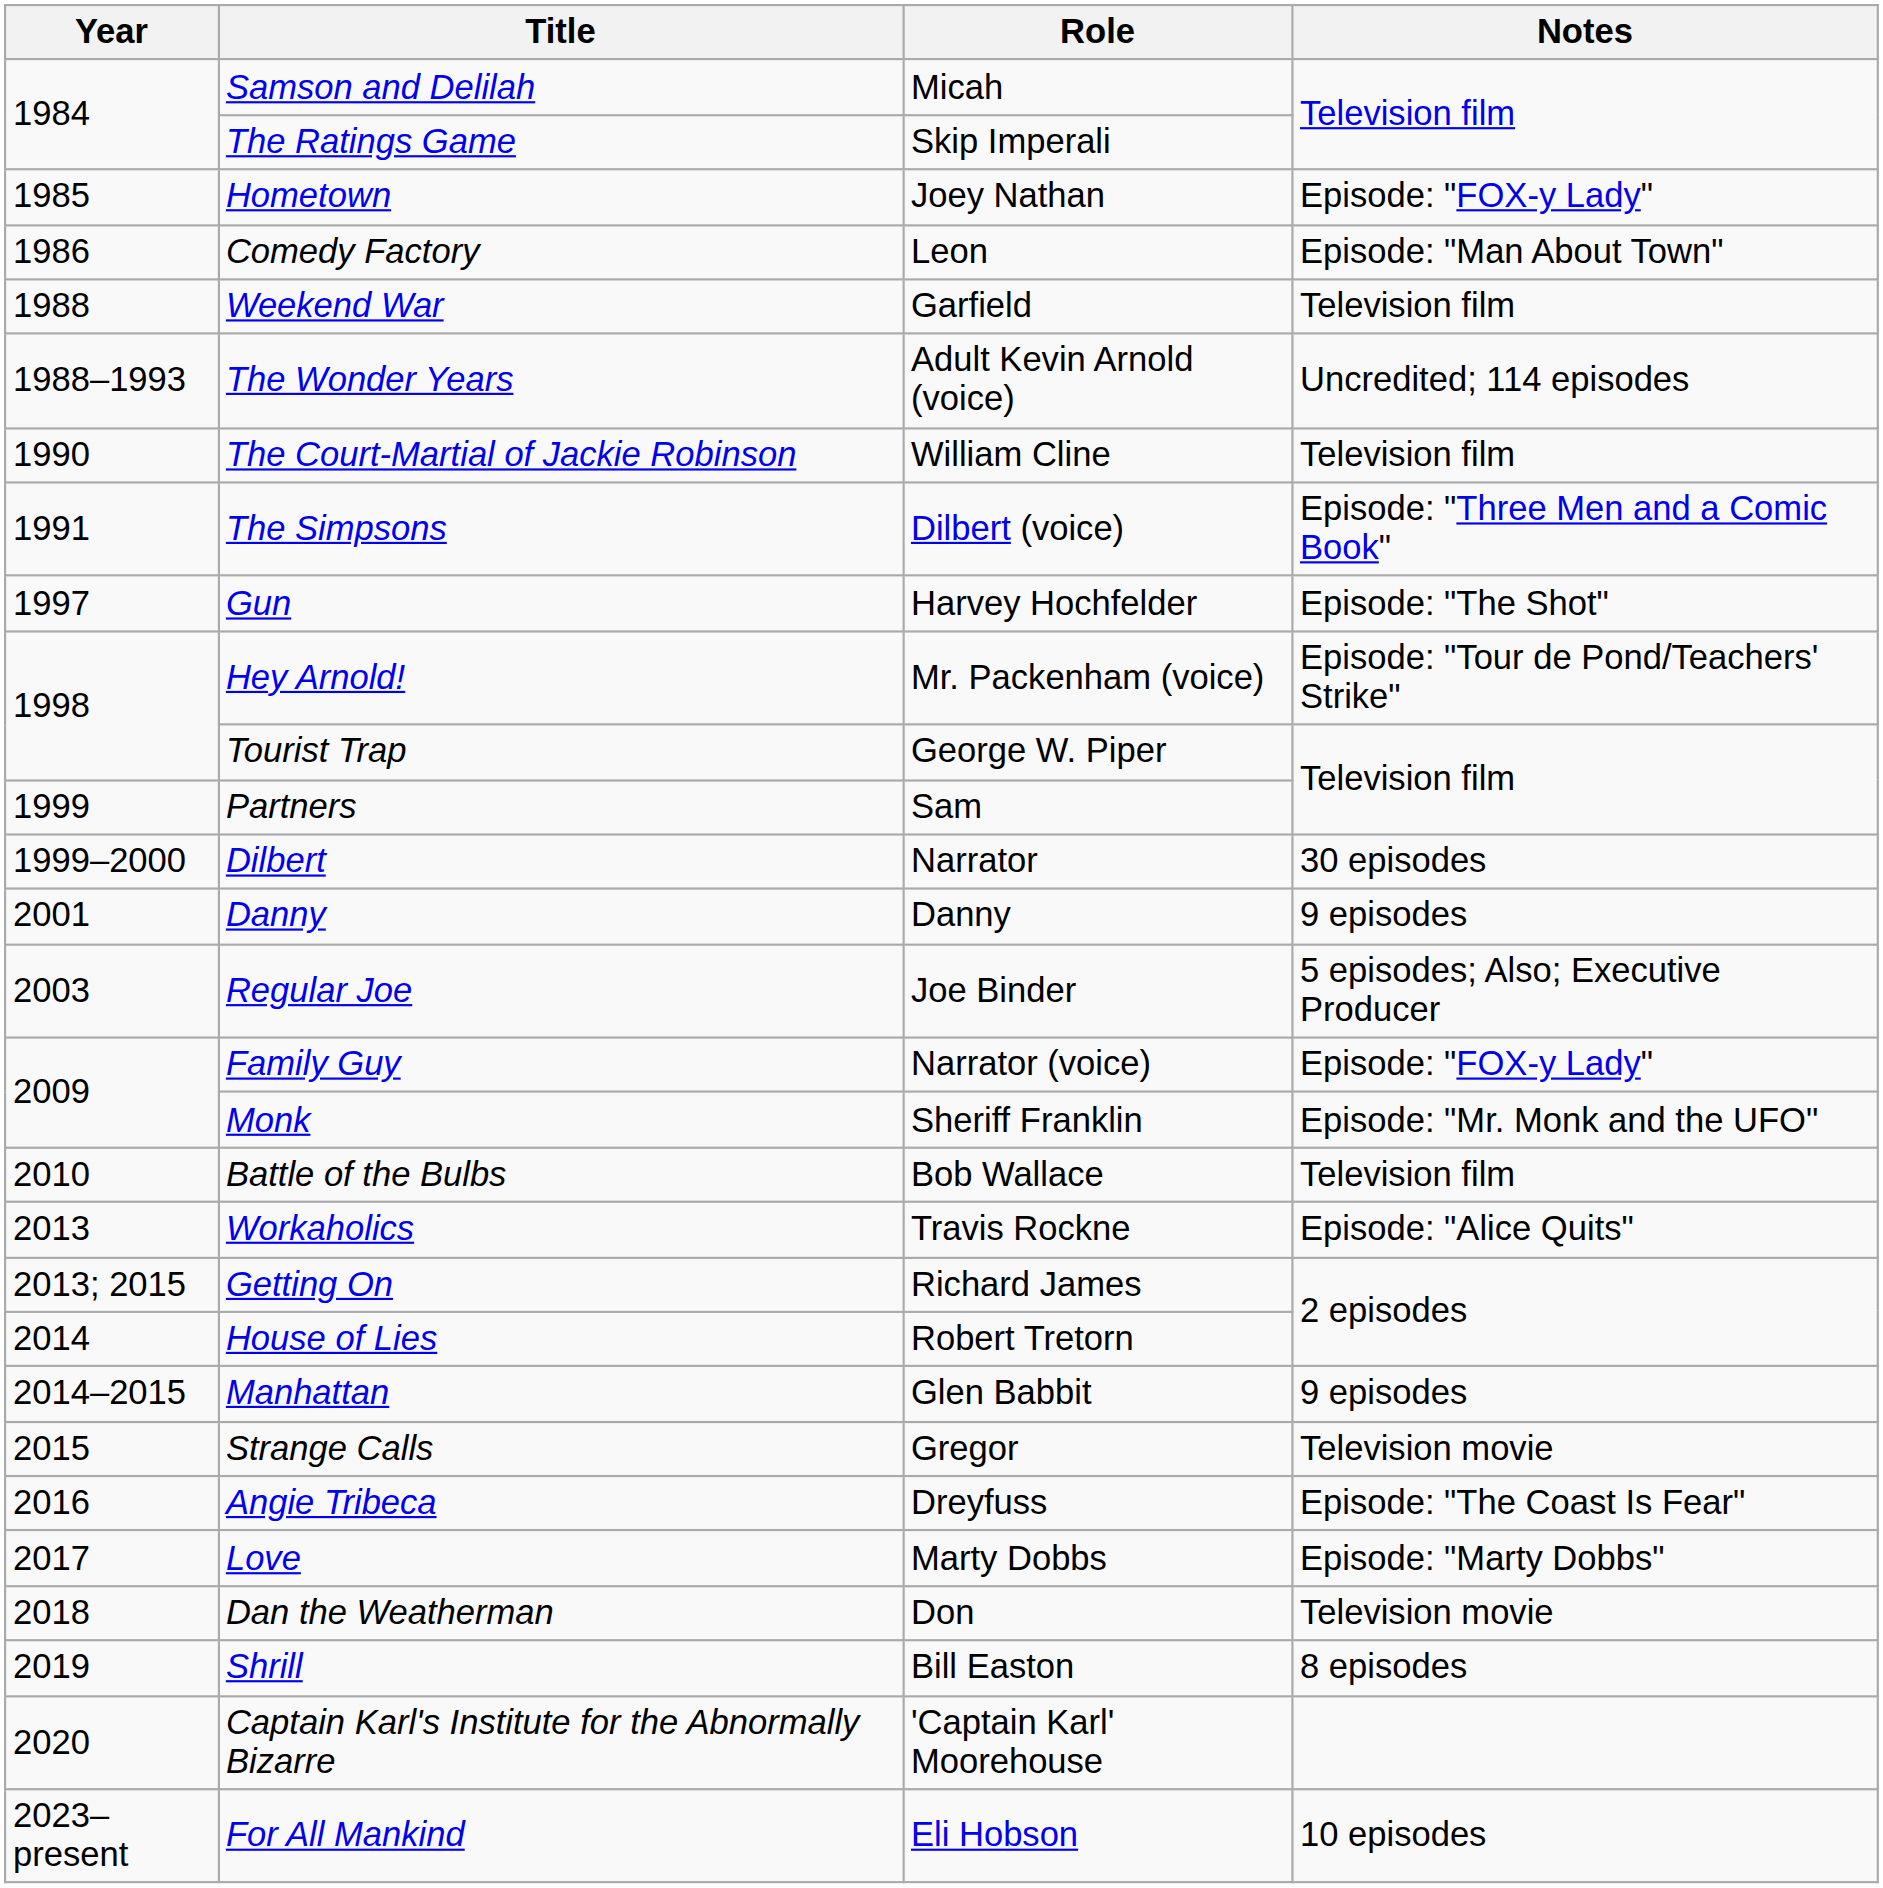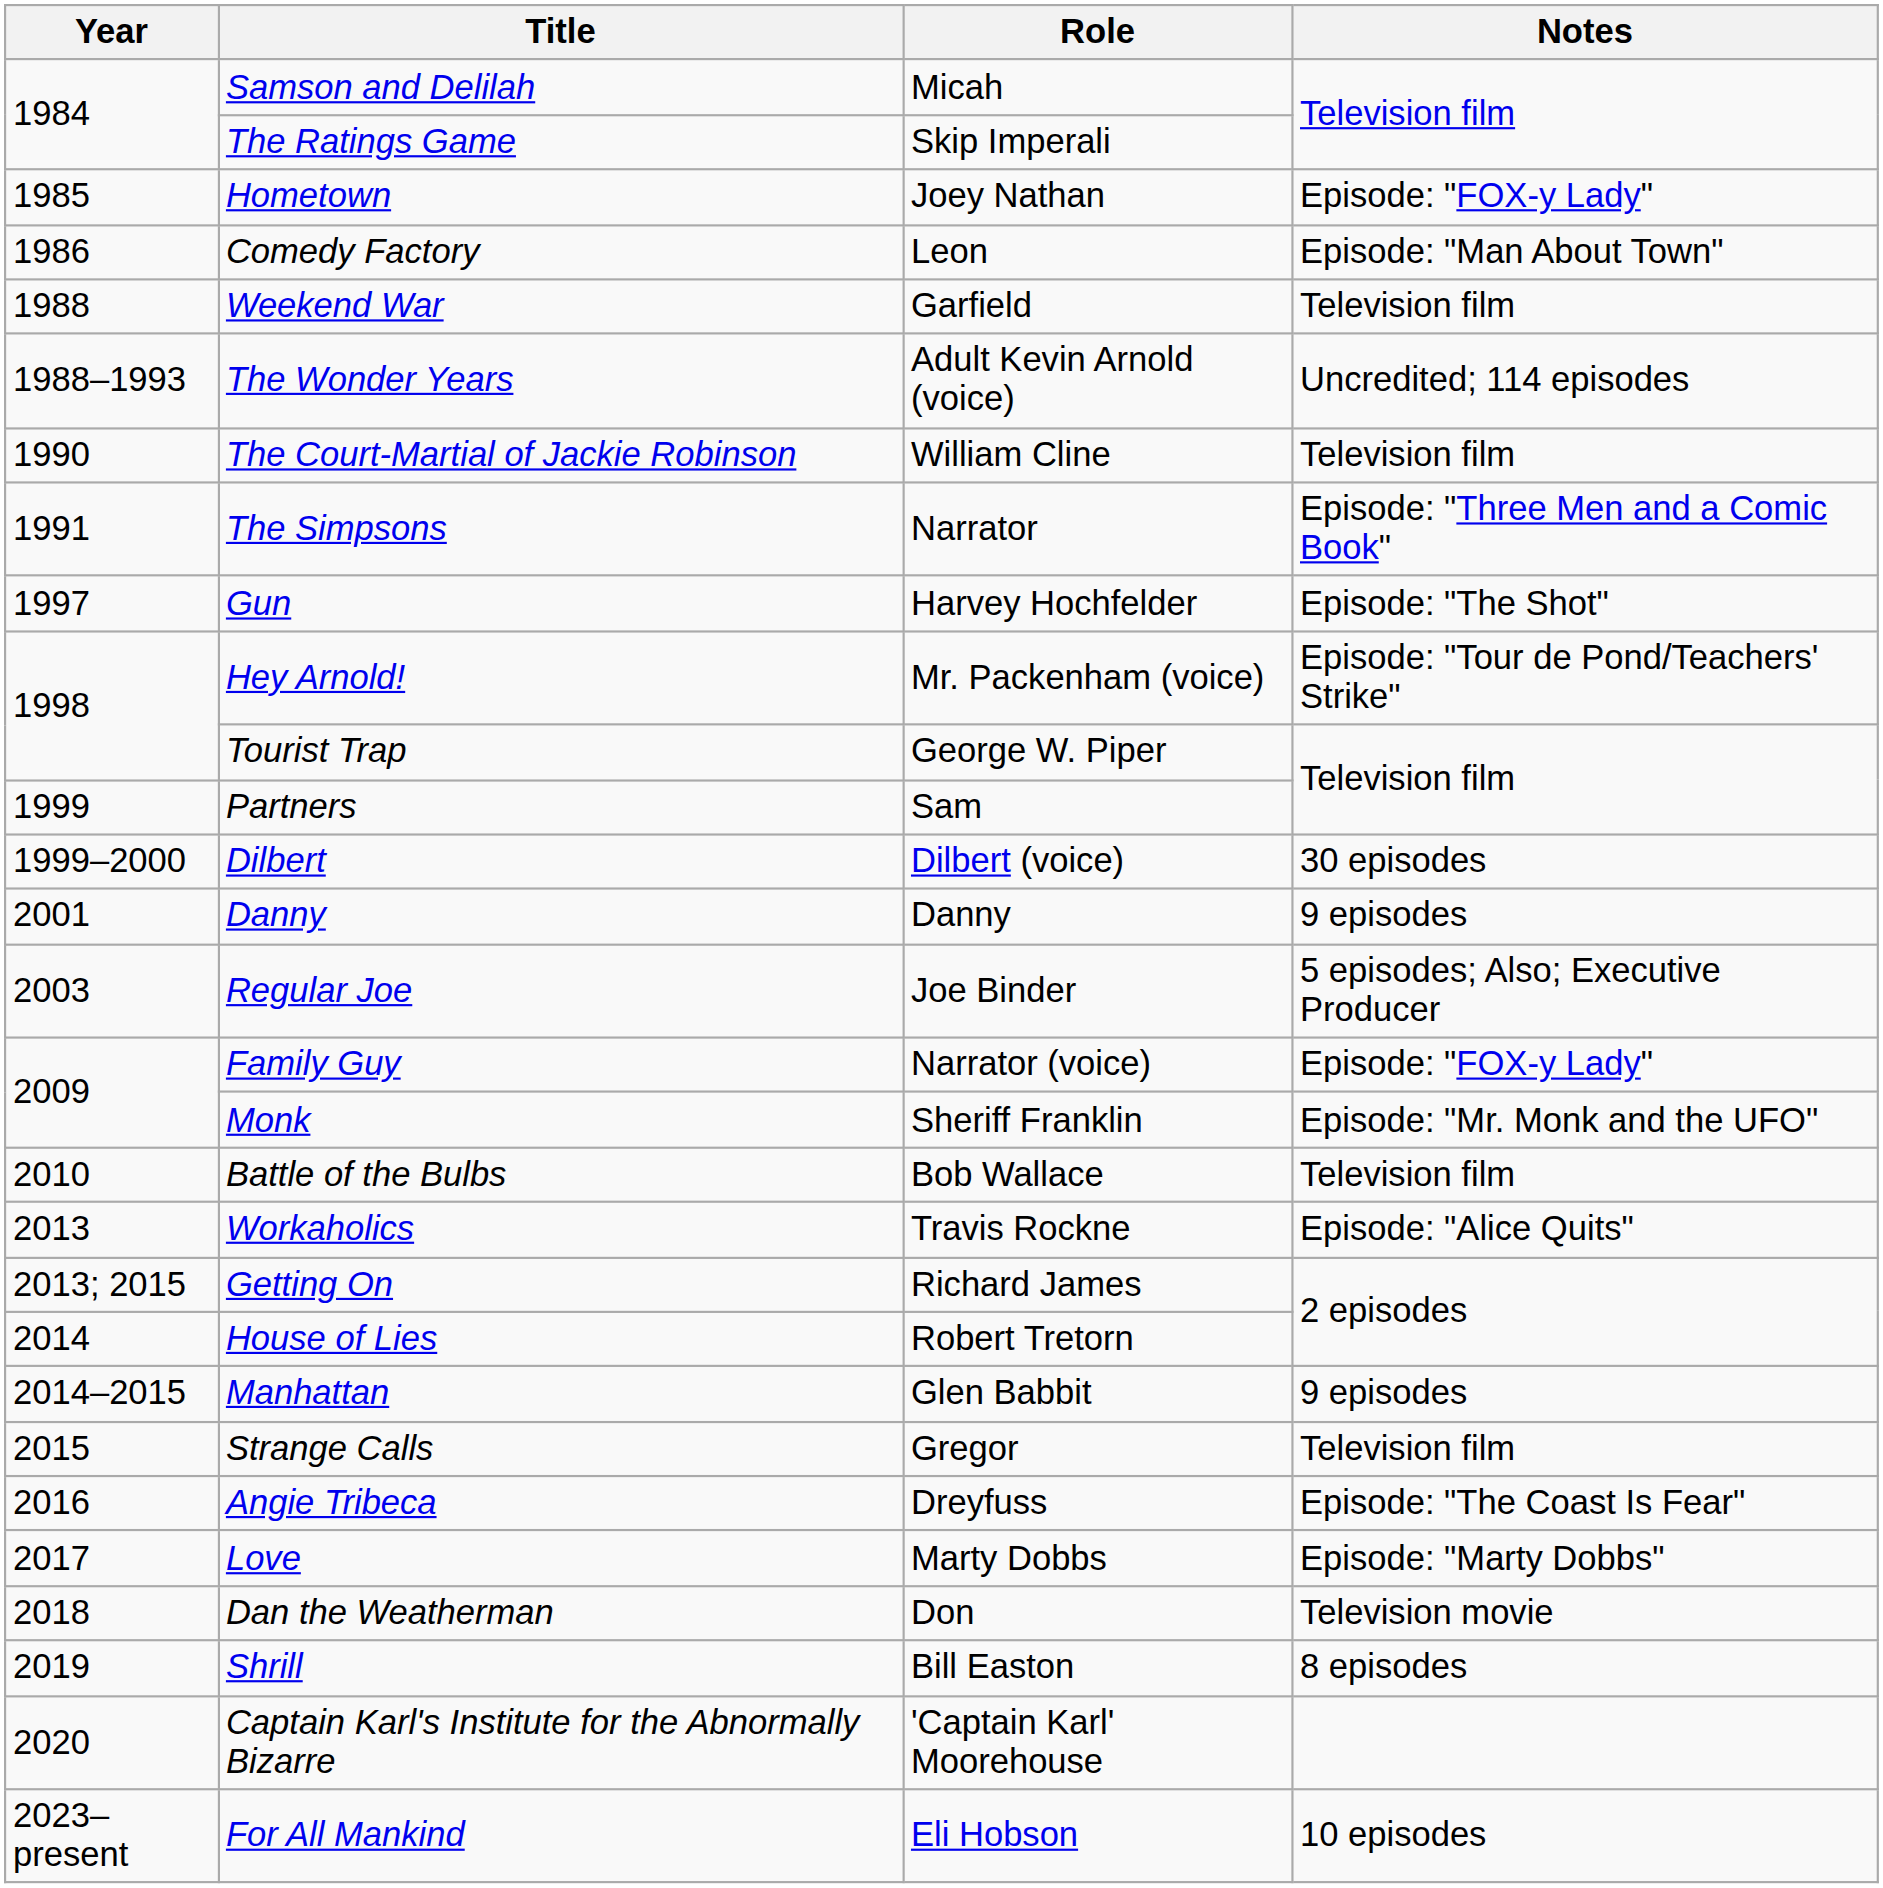(1018, 528) Dilbert (voice) -> (974, 528) Narrator
(974, 861) Narrator -> (1018, 861) Dilbert (voice)
(1427, 1448) Television movie -> (1408, 1448) Television film
